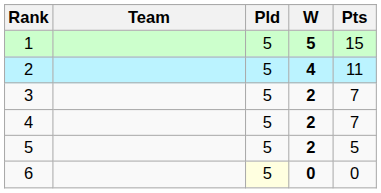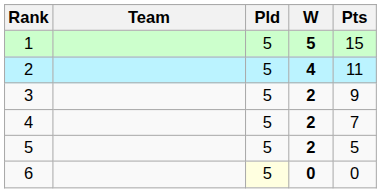(355, 95) 7 -> (355, 95) 9
